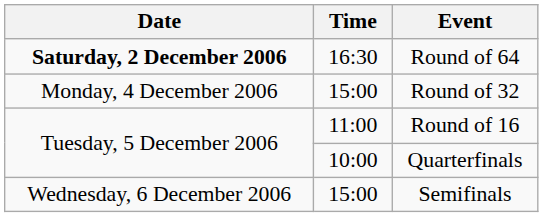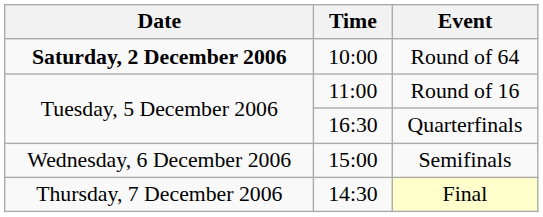(353, 56) 16:30 -> (353, 56) 10:00
- row: (465, 90)
(353, 159) 10:00 -> (353, 125) 16:30
+ row: (465, 194)
